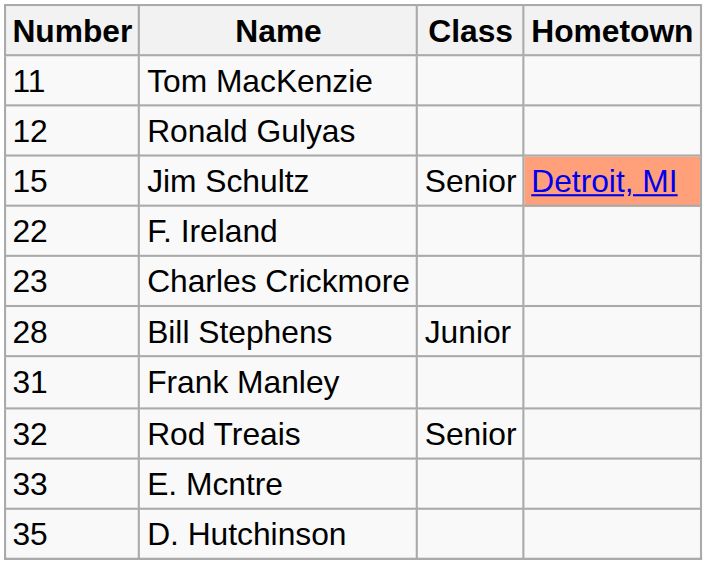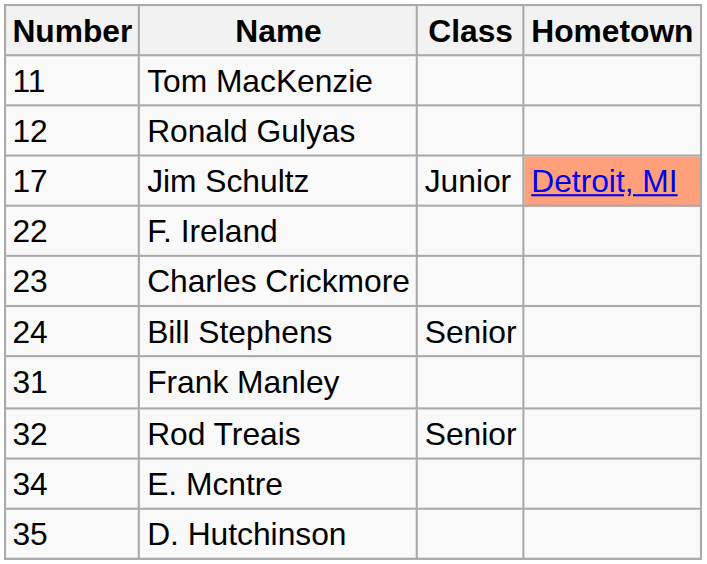(30, 181) 15 -> (30, 181) 17
(471, 181) Senior -> (468, 181) Junior
(30, 332) 28 -> (30, 332) 24
(468, 332) Junior -> (471, 332) Senior
(30, 483) 33 -> (30, 483) 34
